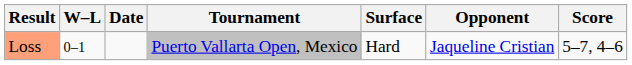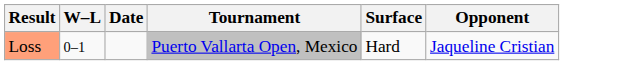- column: (593, 18)
